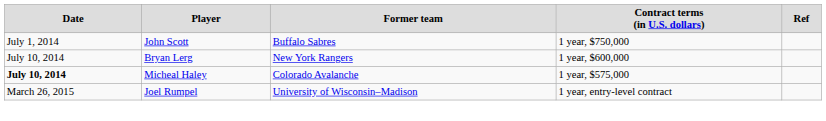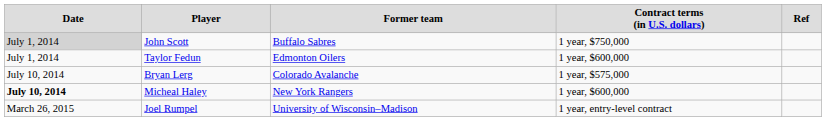(33, 41) no background -> (33, 41) lightgrey background
+ row: (172, 58)
(313, 58) New York Rangers -> (316, 74) Colorado Avalanche
(594, 58) 1 year, $600,000 -> (594, 74) 1 year, $575,000
(316, 74) Colorado Avalanche -> (313, 91) New York Rangers
(594, 74) 1 year, $575,000 -> (594, 91) 1 year, $600,000
